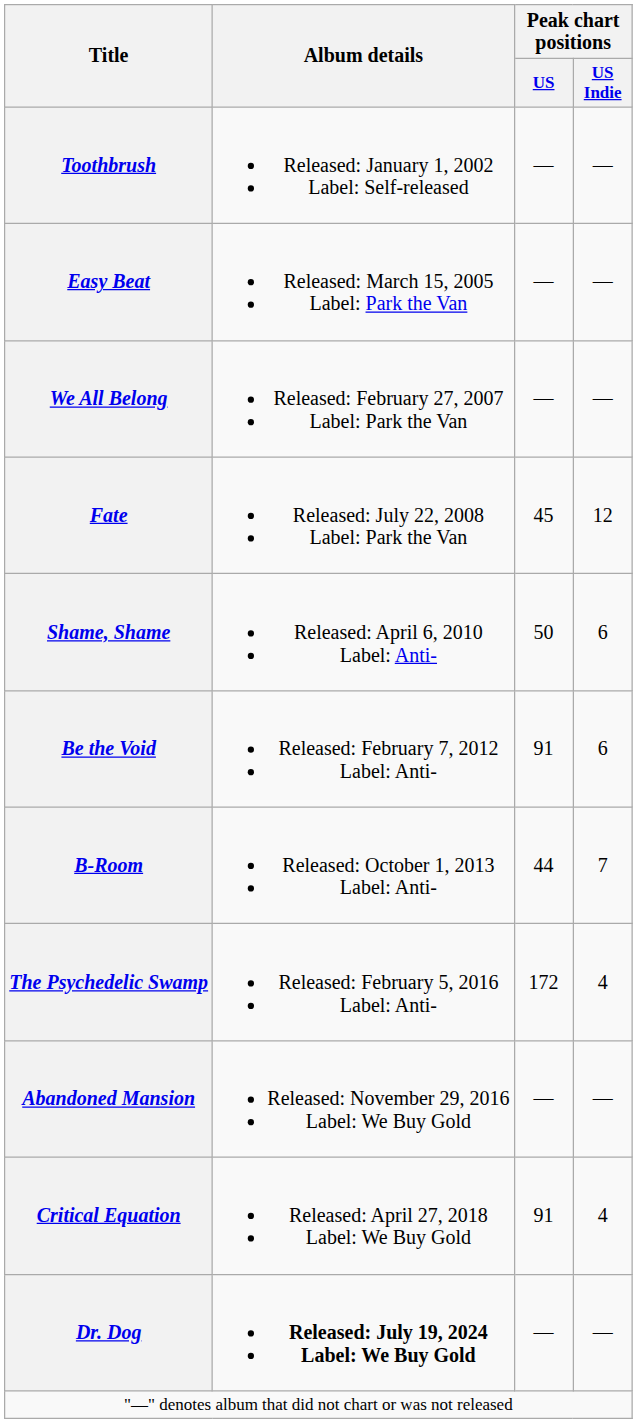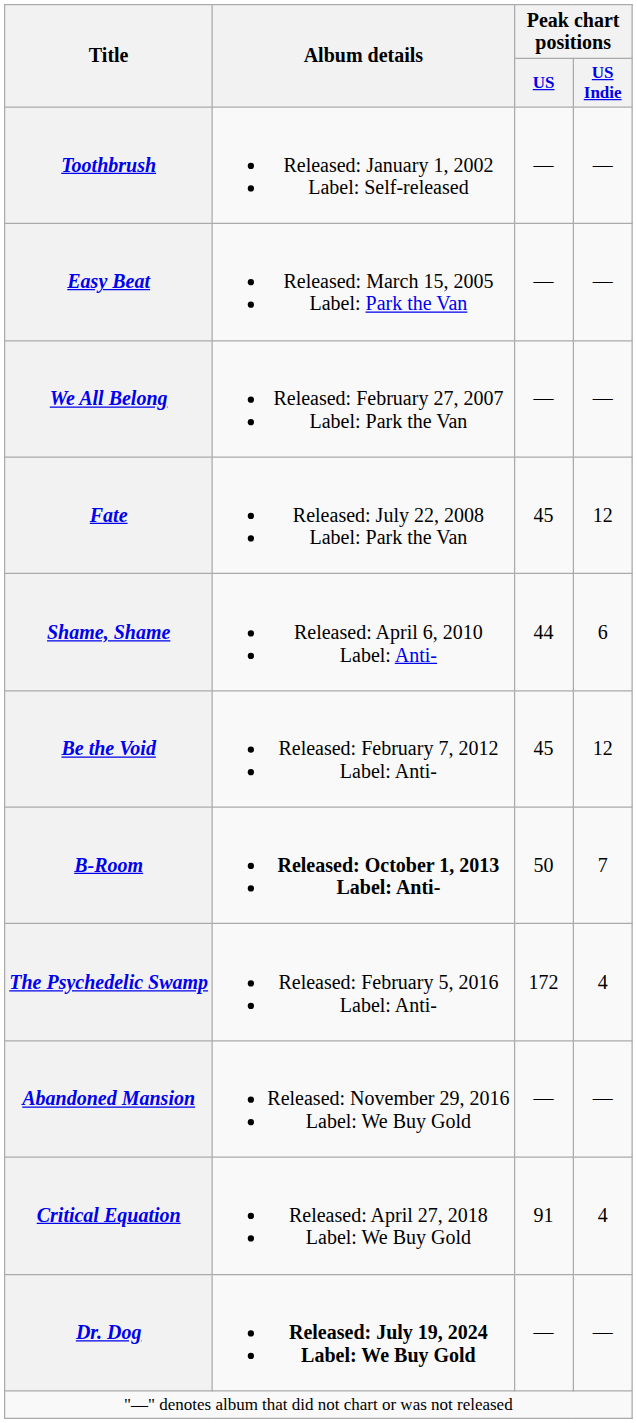(544, 632) 50 -> (544, 632) 44
(544, 748) 91 -> (544, 748) 45
(603, 748) 6 -> (603, 748) 12
(363, 877) normal -> (363, 877) bold
(544, 865) 44 -> (544, 865) 50
